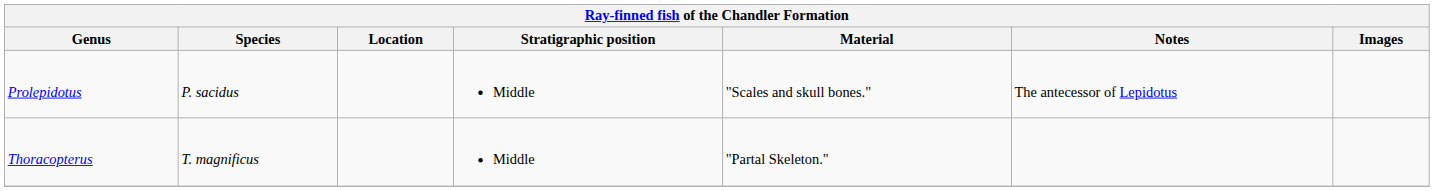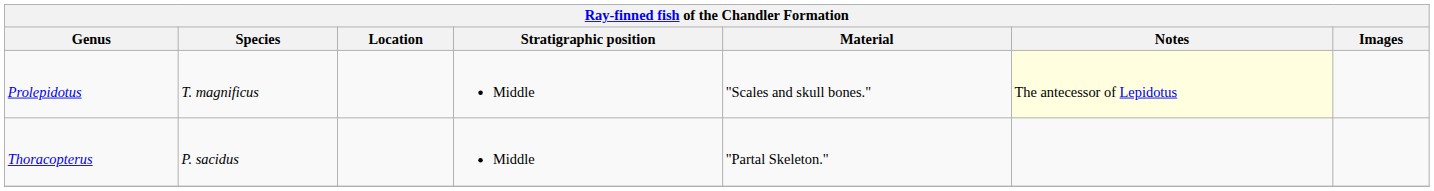(210, 92) P. sacidus -> (220, 92) T. magnificus
(1096, 92) no background -> (1096, 92) lightyellow background
(220, 160) T. magnificus -> (210, 160) P. sacidus
